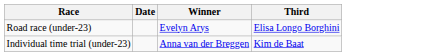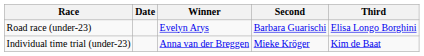+ column: (290, 12)
